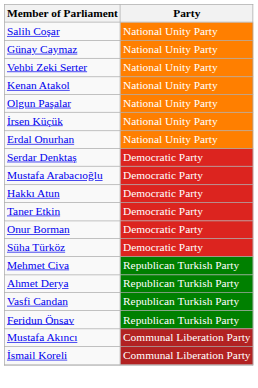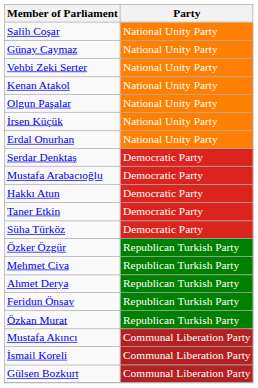- row: (38, 229)
+ row: (36, 247)
- row: (37, 301)
+ row: (37, 319)
+ row: (43, 373)
